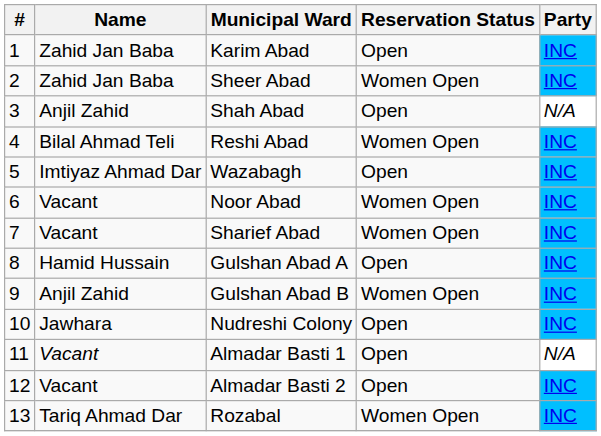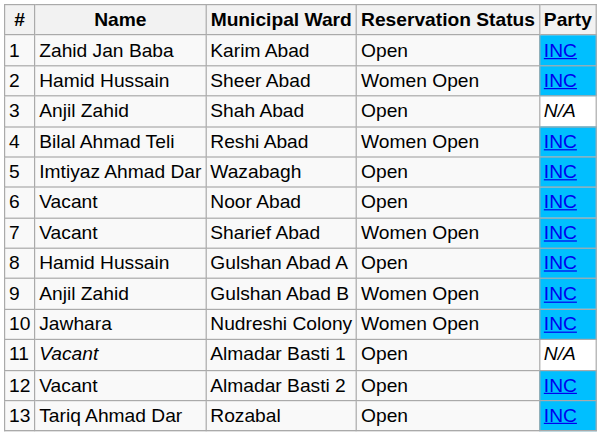(106, 80) Zahid Jan Baba -> (104, 80) Hamid Hussain
(420, 202) Women Open -> (385, 202) Open
(385, 324) Open -> (420, 324) Women Open
(420, 415) Women Open -> (385, 415) Open
